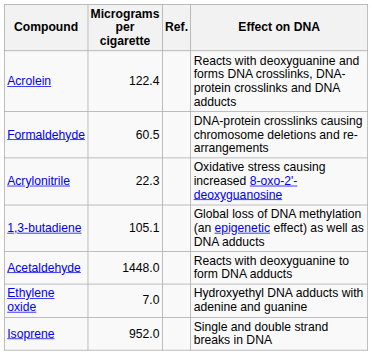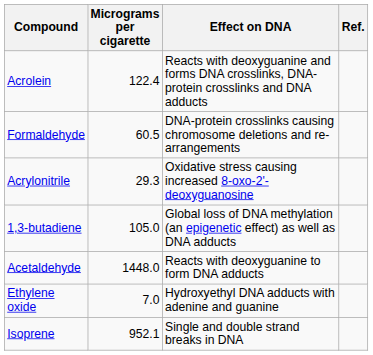columns swapped: (279, 27) <-> (177, 27)
(148, 181) 22.3 -> (148, 181) 29.3
(144, 228) 105.1 -> (144, 228) 105.0
(144, 333) 952.0 -> (144, 333) 952.1
